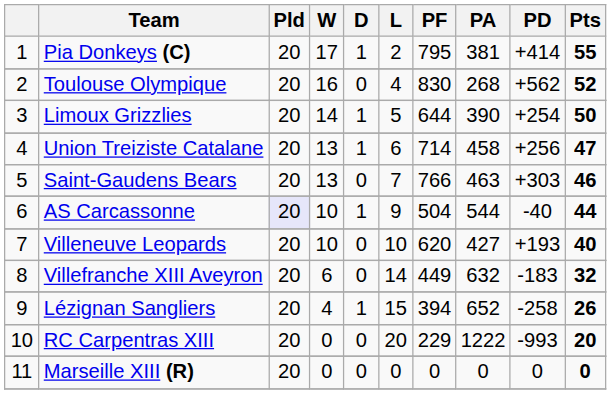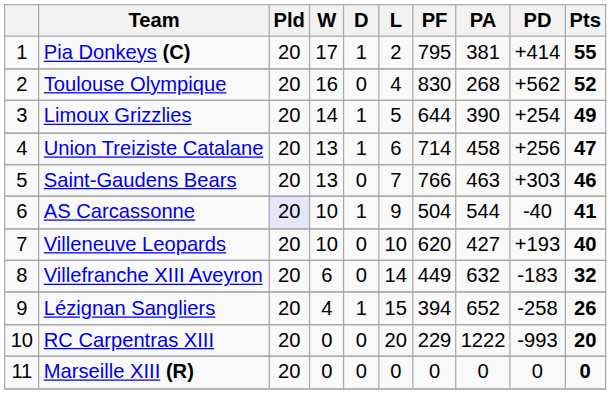(585, 116) 50 -> (585, 116) 49
(585, 212) 44 -> (585, 212) 41
